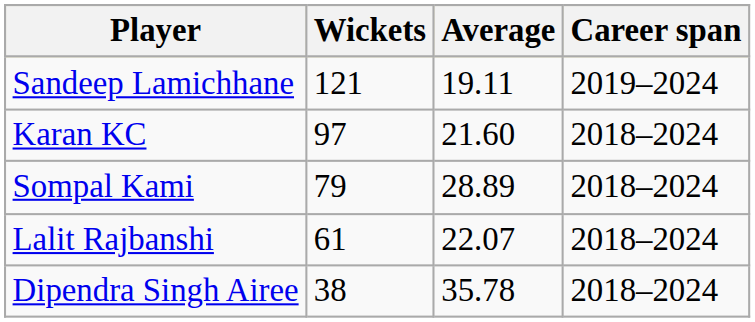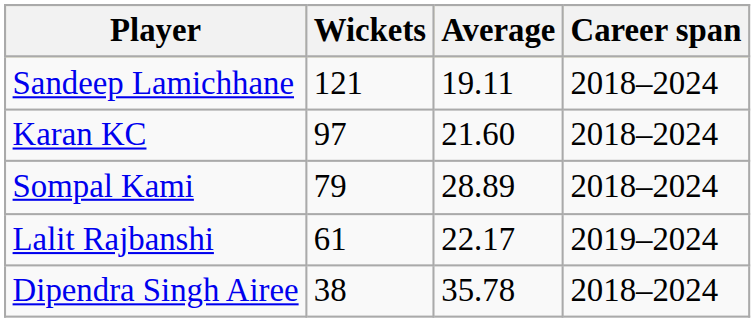(644, 82) 2019–2024 -> (644, 82) 2018–2024
(478, 238) 22.07 -> (478, 238) 22.17
(644, 238) 2018–2024 -> (644, 238) 2019–2024
